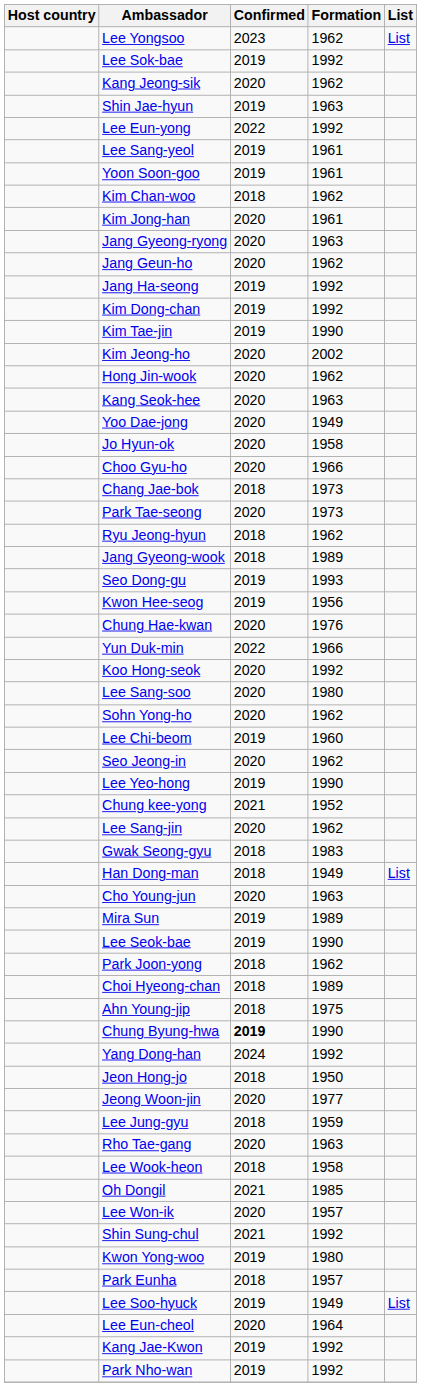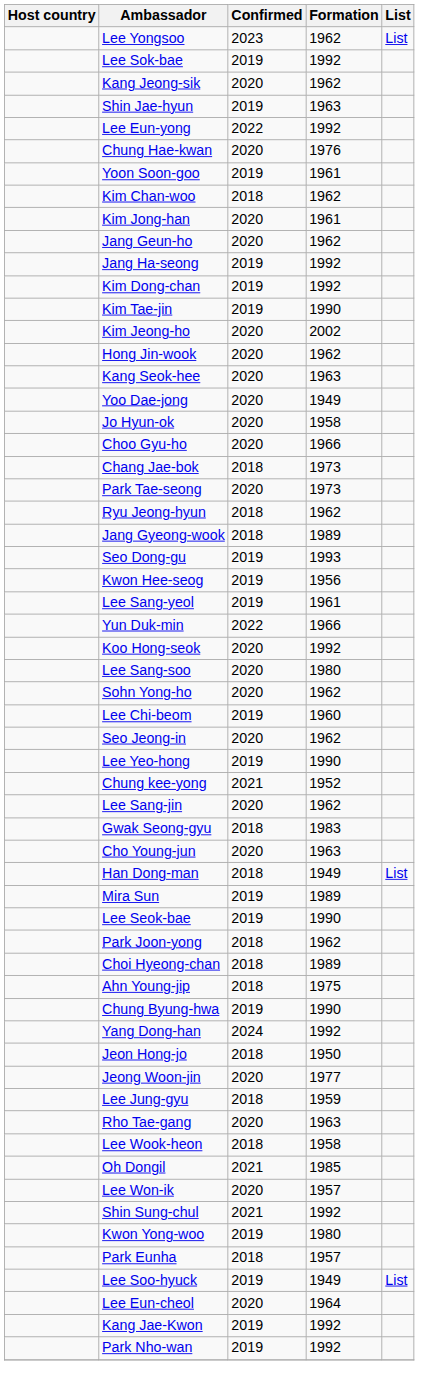rows swapped: (157, 625) <-> (148, 151)
- row: (165, 241)
rows swapped: (149, 896) <-> (150, 873)
(250, 1032) bold -> (247, 1009) normal
